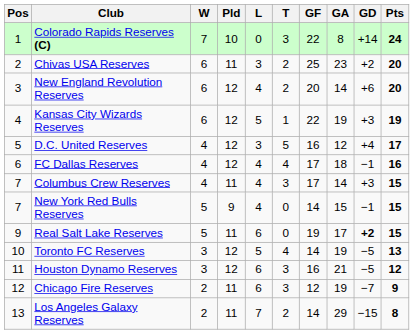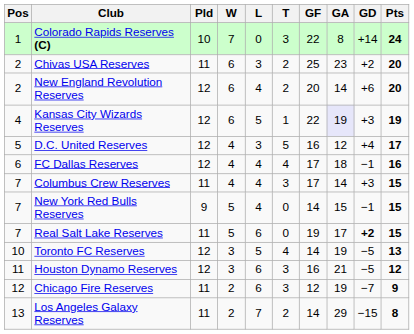columns swapped: (231, 13) <-> (204, 13)
(18, 89) 3 -> (18, 89) 2
(340, 120) no background -> (340, 120) lavender background
(18, 233) 9 -> (18, 233) 7
